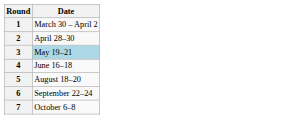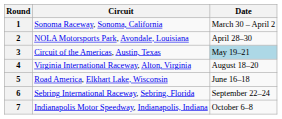+ column: (121, 10)
(53, 65) June 16–18 -> (235, 65) August 18–20
(58, 79) August 18–20 -> (231, 79) June 16–18
